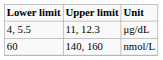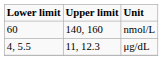rows swapped: (136, 30) <-> (139, 47)
